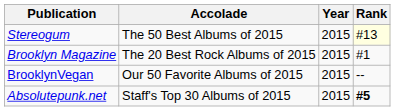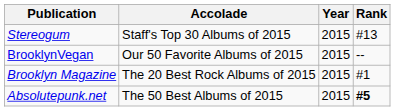(203, 34) The 50 Best Albums of 2015 -> (206, 34) Staff's Top 30 Albums of 2015
(367, 34) lightyellow background -> (367, 34) no background
rows swapped: (62, 55) <-> (50, 75)
(206, 95) Staff's Top 30 Albums of 2015 -> (203, 95) The 50 Best Albums of 2015
